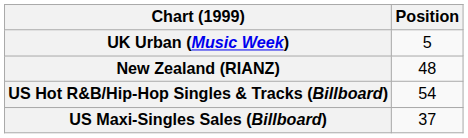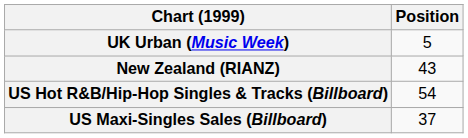(427, 68) 48 -> (427, 68) 43
